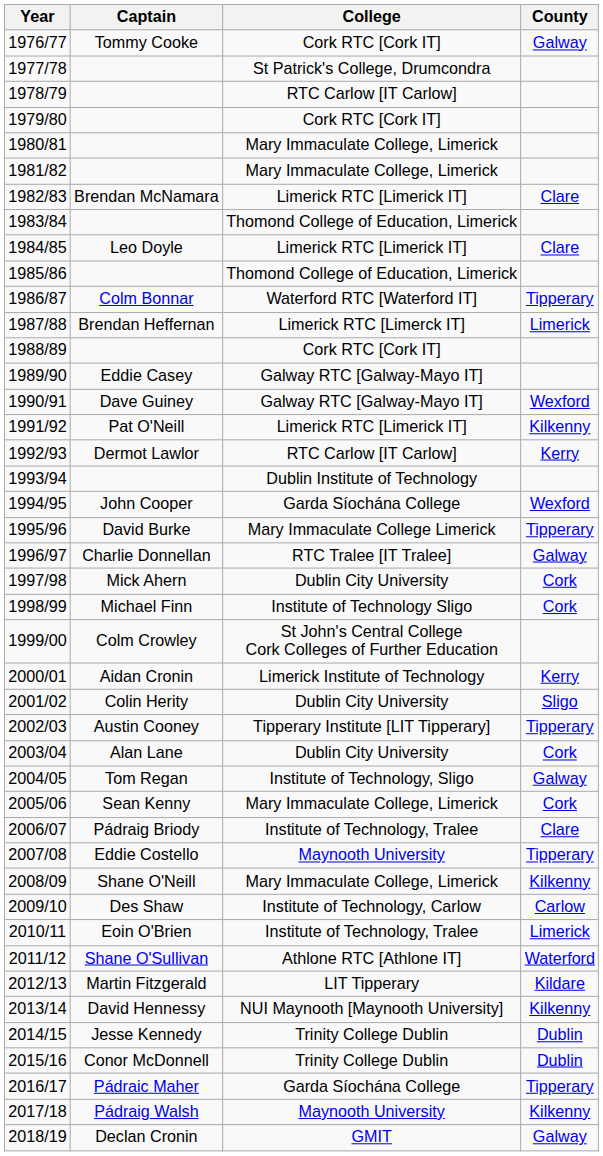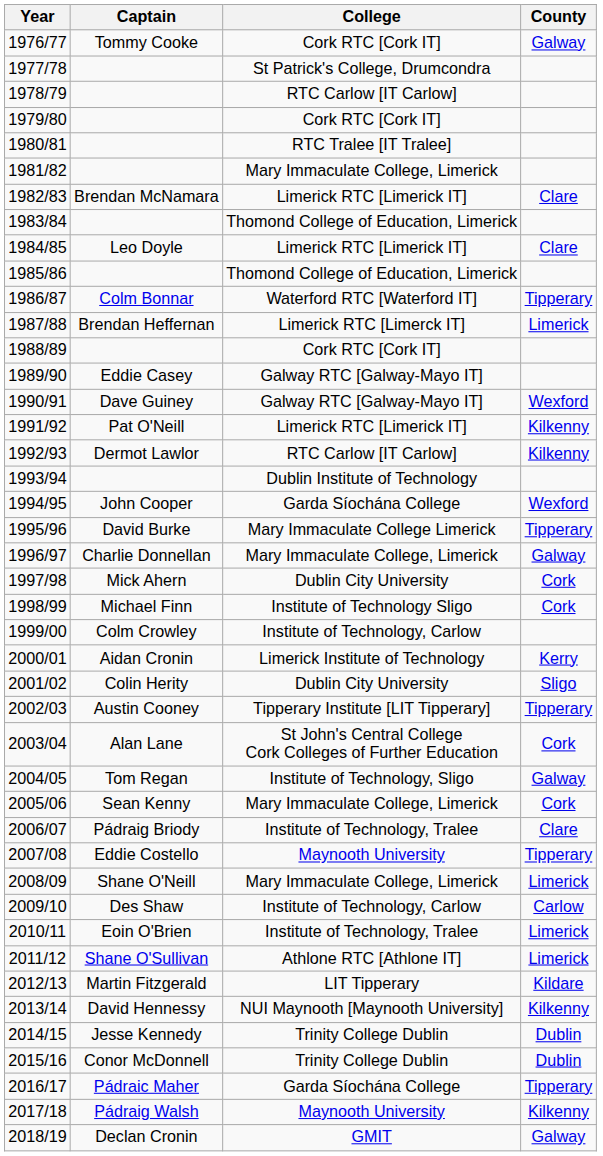(372, 145) Mary Immaculate College, Limerick -> (372, 145) RTC Tralee [IT Tralee]
(560, 453) Kerry -> (558, 453) Kilkenny
(372, 555) RTC Tralee [IT Tralee] -> (372, 555) Mary Immaculate College, Limerick
(372, 641) St John's Central College Cork Colleges of Further Education -> (372, 632) Institute of Technology, Carlow
(372, 753) Dublin City University -> (372, 744) St John's Central College Cork Colleges of Further Education
(560, 881) Kilkenny -> (558, 881) Limerick
(560, 958) Waterford -> (558, 958) Limerick
